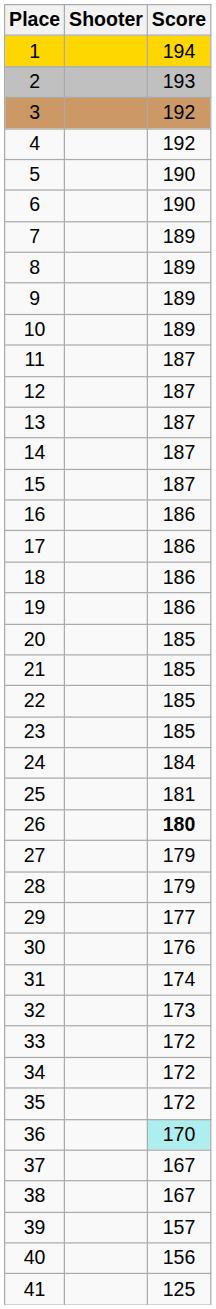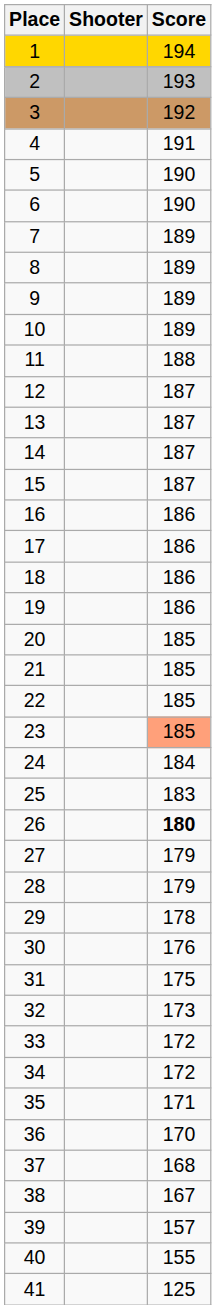(179, 143) 192 -> (179, 143) 191
(179, 360) 187 -> (179, 360) 188
(179, 732) no background -> (179, 732) lightsalmon background
(179, 793) 181 -> (179, 793) 183
(179, 917) 177 -> (179, 917) 178
(179, 979) 174 -> (179, 979) 175
(179, 1103) 172 -> (179, 1103) 171
(179, 1134) paleturquoise background -> (179, 1134) no background
(179, 1165) 167 -> (179, 1165) 168
(179, 1258) 156 -> (179, 1258) 155
